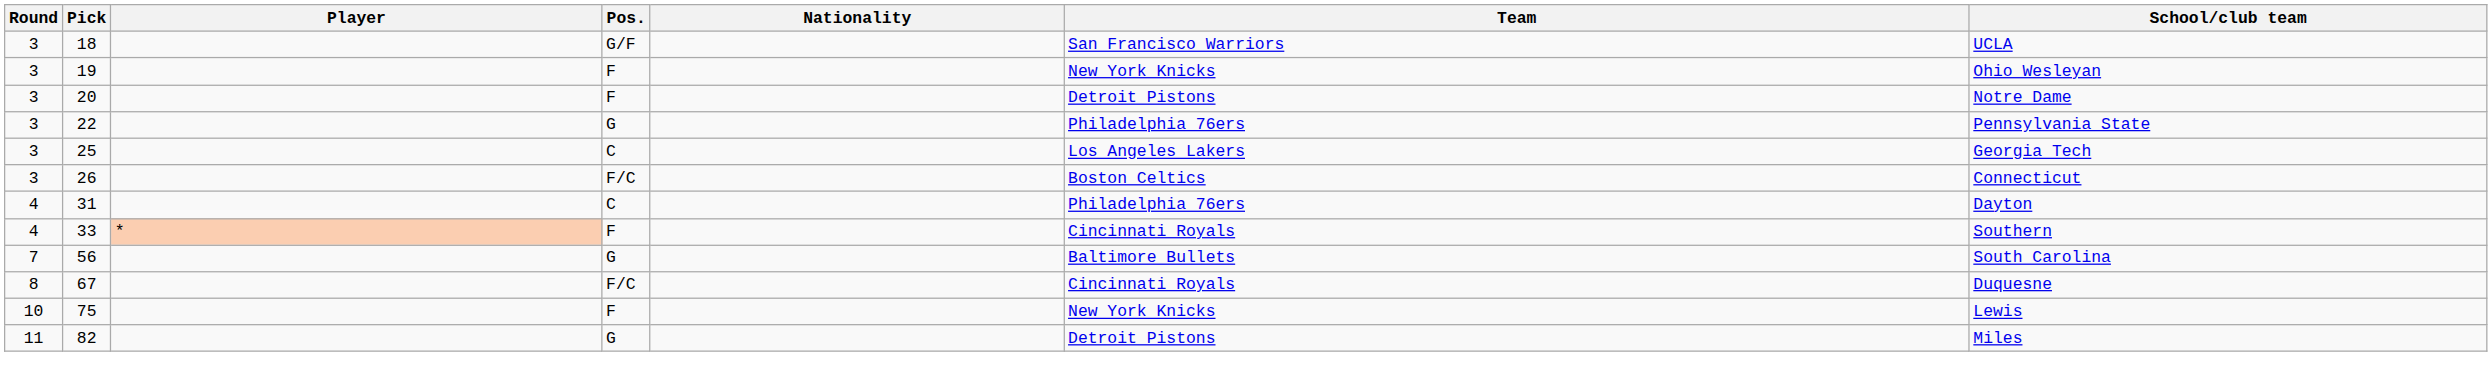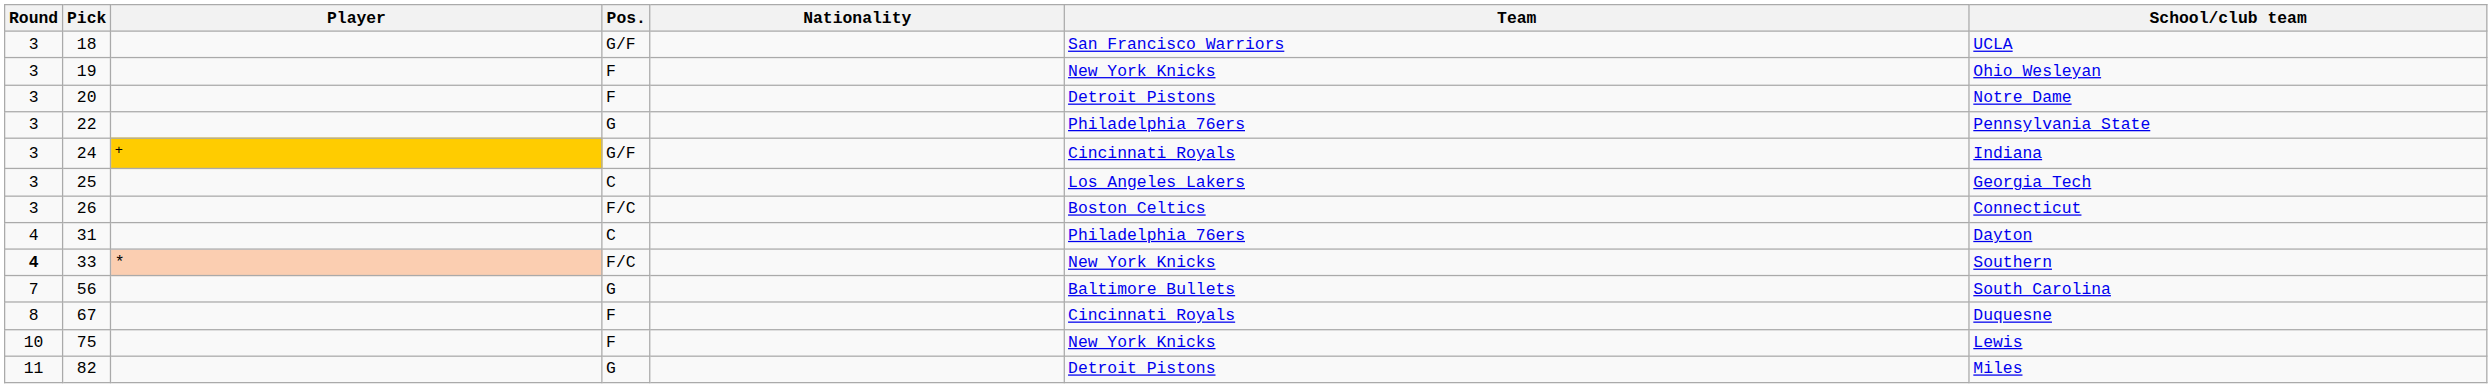+ row: (87, 154)
(34, 232) normal -> (34, 262) bold
(611, 232) F -> (621, 262) F/C
(1152, 232) Cincinnati Royals -> (1142, 262) New York Knicks
(621, 285) F/C -> (611, 316) F
